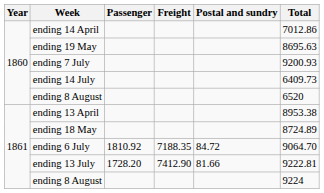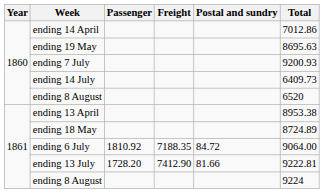(300, 146) 9064.70 -> (300, 146) 9064.00
